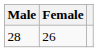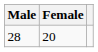(49, 36) 26 -> (49, 36) 20
